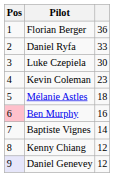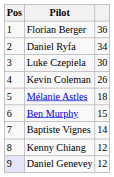(102, 46) 33 -> (102, 46) 34
(102, 80) 23 -> (102, 80) 26
(9, 113) pink background -> (9, 113) no background
(102, 113) 16 -> (102, 113) 15
